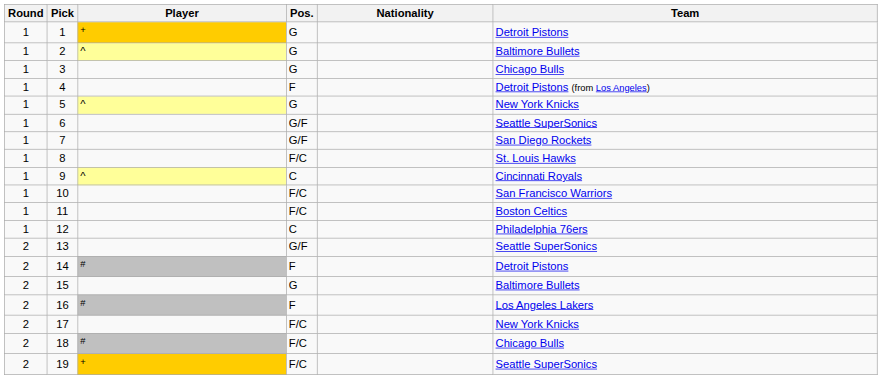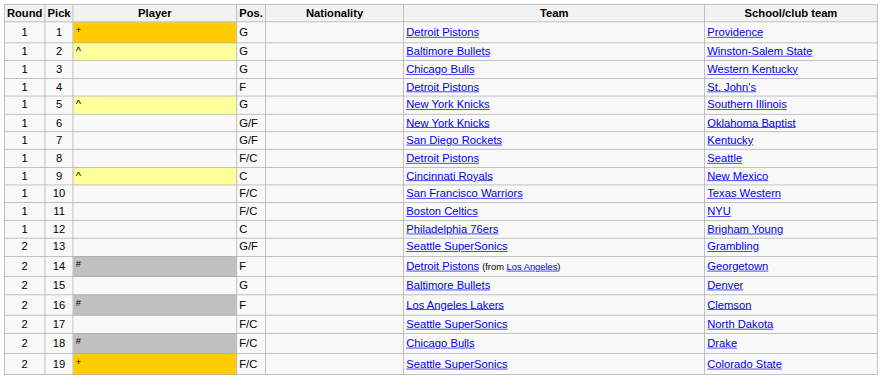+ column: (791, 13)
(573, 87) Detroit Pistons (from Los Angeles) -> (443, 87) Detroit Pistons
(546, 122) Seattle SuperSonics -> (448, 122) New York Knicks
(536, 158) St. Louis Hawks -> (443, 158) Detroit Pistons
(532, 266) Detroit Pistons -> (483, 266) Detroit Pistons (from Los Angeles)
(537, 324) New York Knicks -> (457, 324) Seattle SuperSonics
